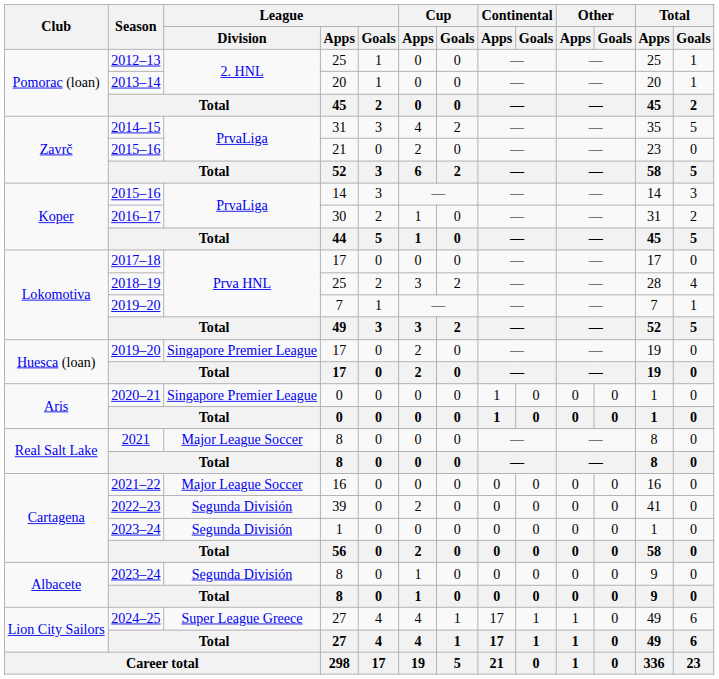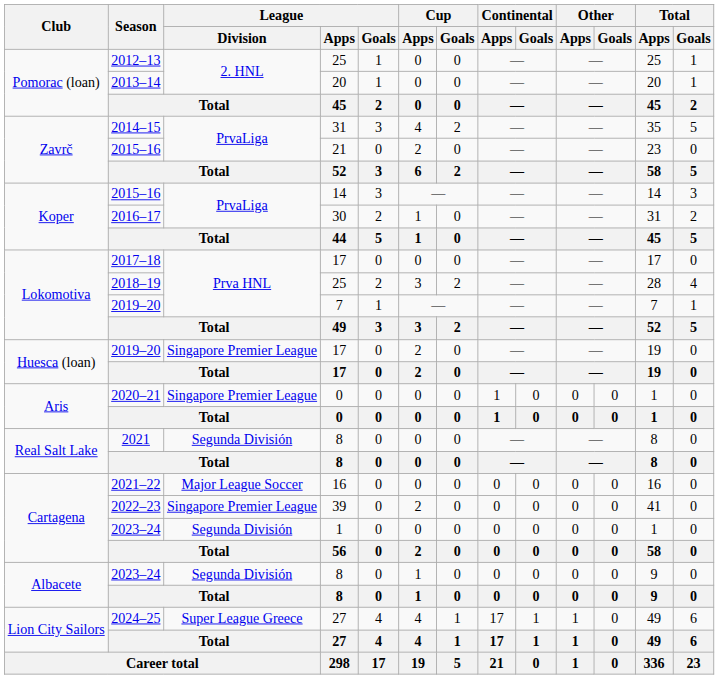(242, 439) Major League Soccer -> (242, 439) Segunda División
(242, 506) Segunda División -> (242, 506) Singapore Premier League
